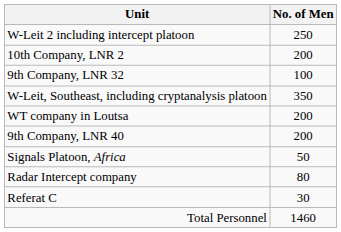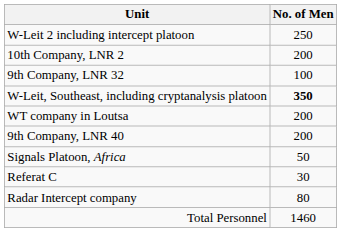(303, 95) normal -> (303, 95) bold
rows swapped: (72, 177) <-> (32, 197)
